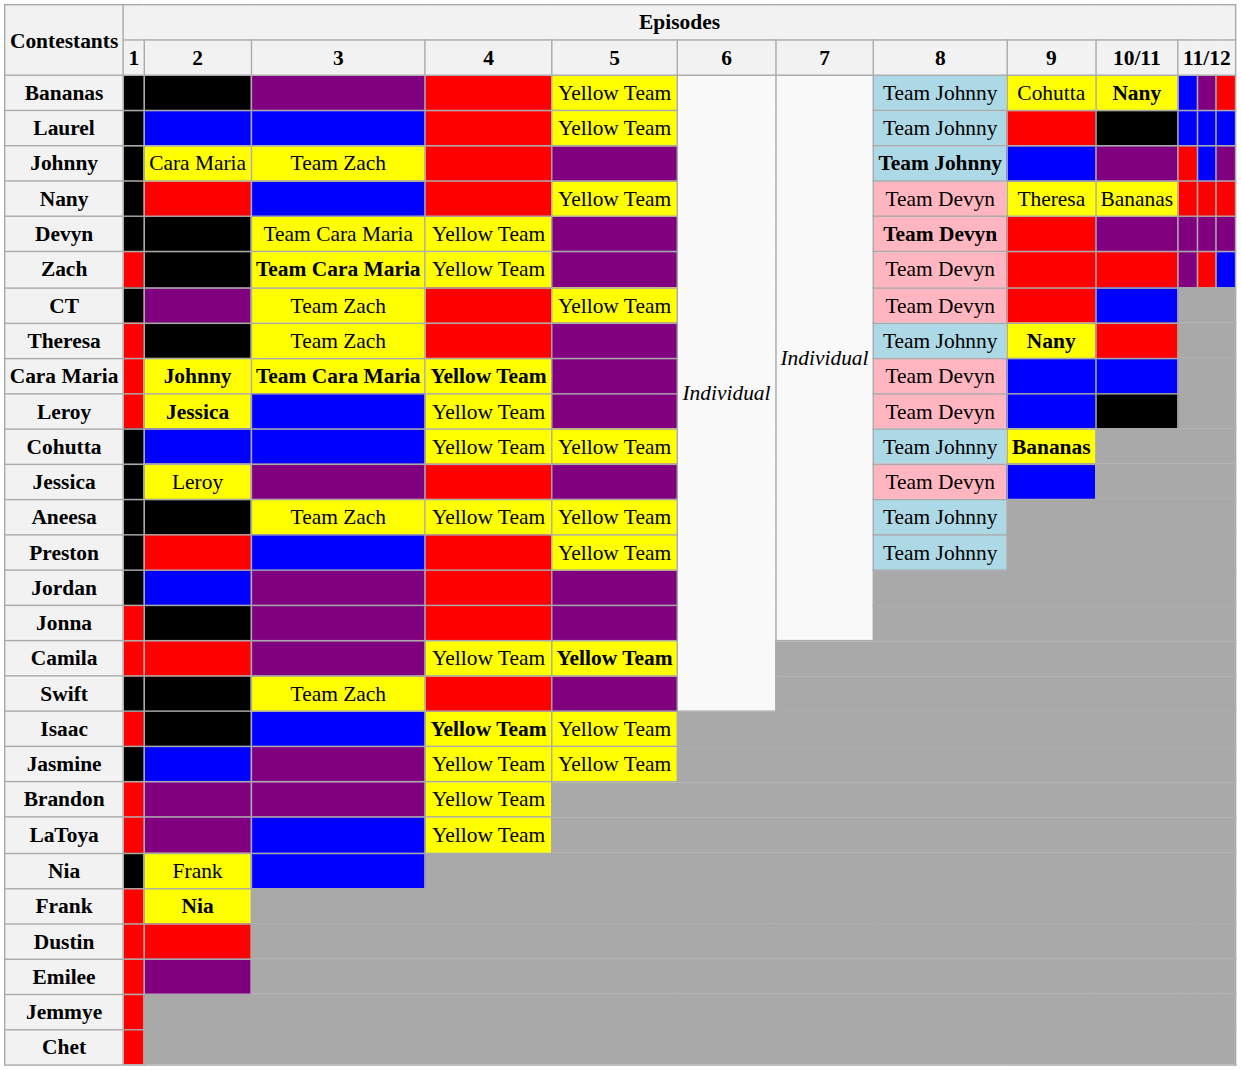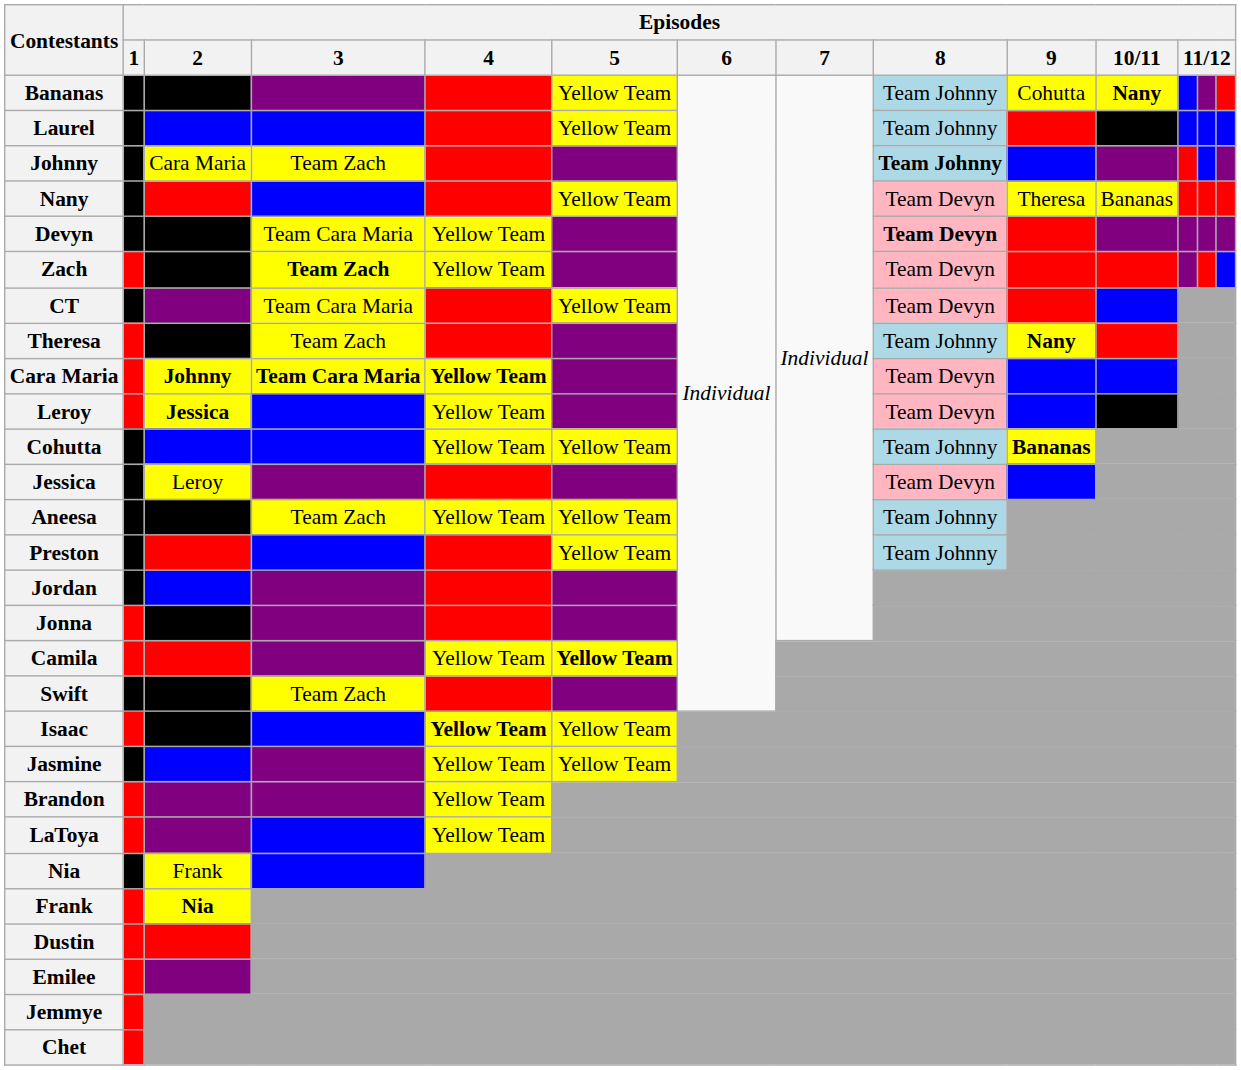(338, 269) Team Cara Maria -> (338, 269) Team Zach
(338, 305) Team Zach -> (338, 305) Team Cara Maria
